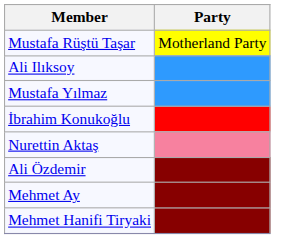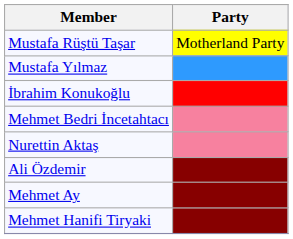- row: (41, 68)
+ row: (89, 119)
